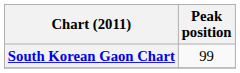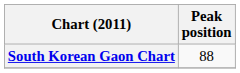(207, 56) 99 -> (207, 56) 88
